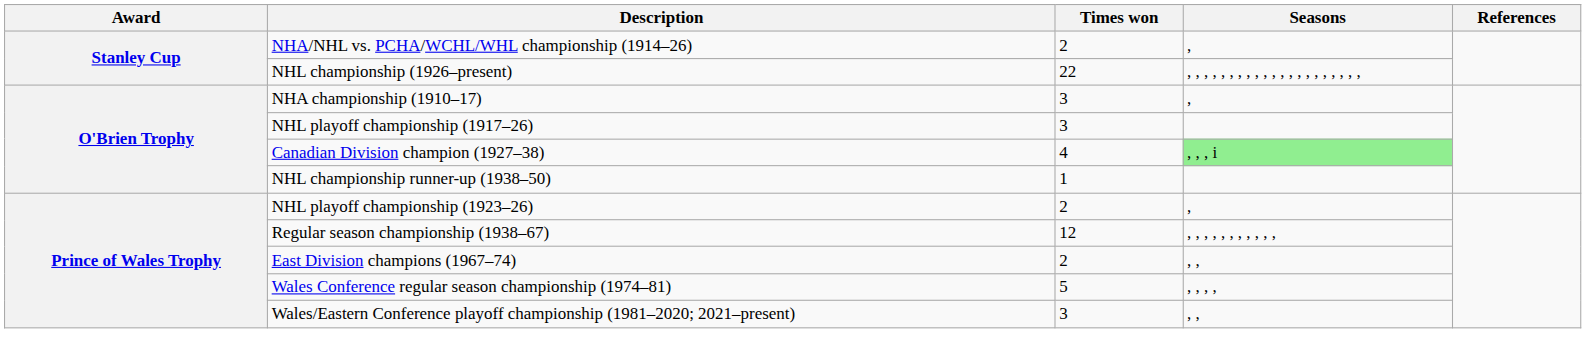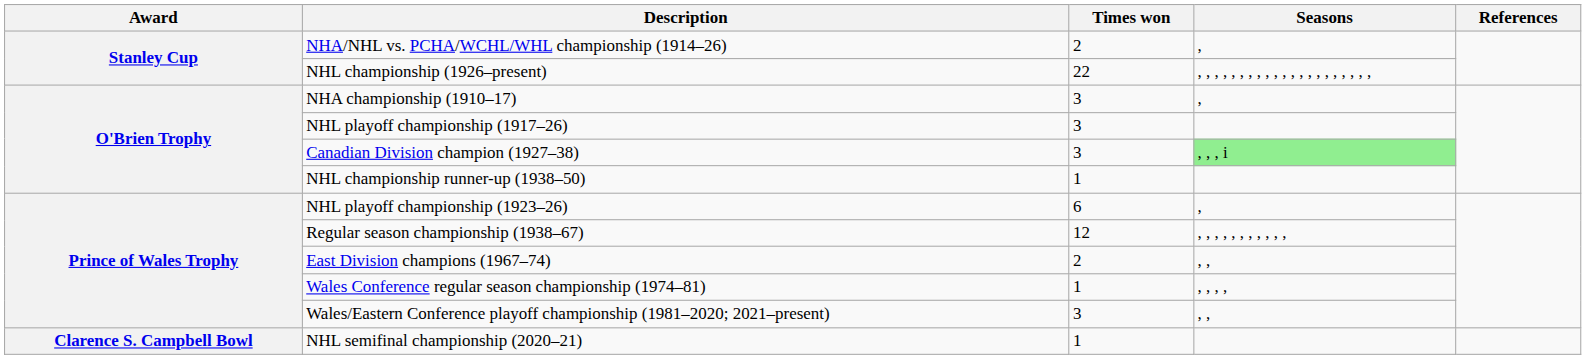(1063, 152) 4 -> (1077, 152) 3
(1063, 206) 2 -> (1077, 206) 6
(1063, 286) 5 -> (1077, 286) 1
+ row: (444, 340)
